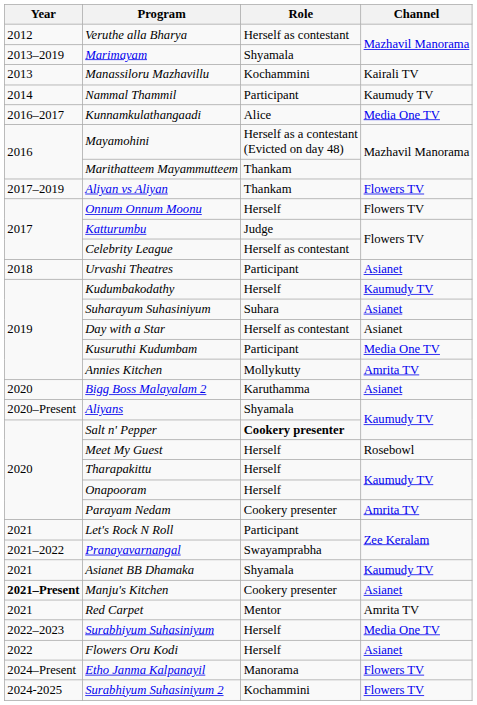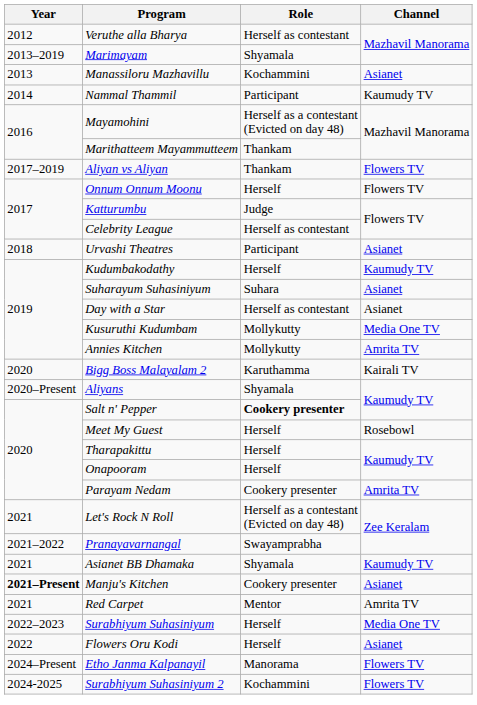(391, 74) Kairali TV -> (383, 74) Asianet
- row: (143, 114)
(271, 349) Participant -> (272, 329) Mollykutty
(383, 389) Asianet -> (391, 369) Kairali TV
(271, 529) Participant -> (301, 516) Herself as a contestant (Evicted on day 48)
